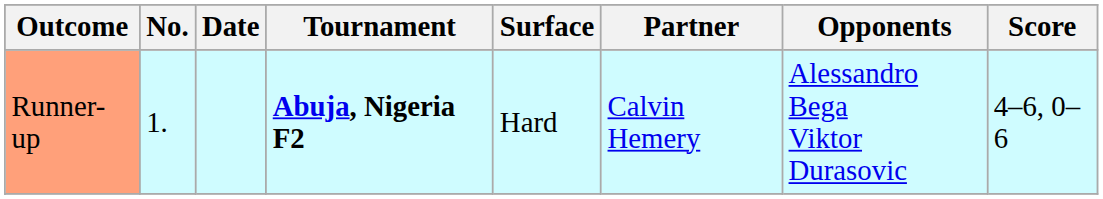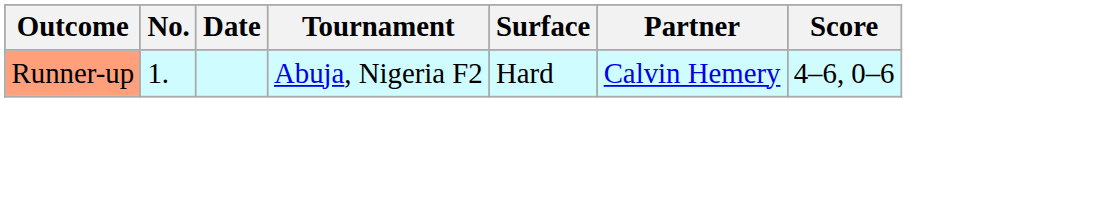- column: (884, 27)
(364, 121) bold -> (378, 73) normal
